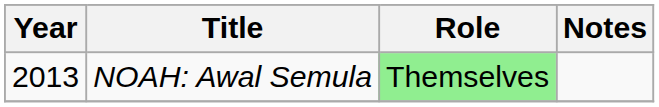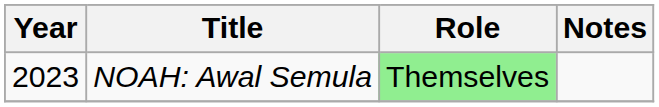(46, 76) 2013 -> (46, 76) 2023
